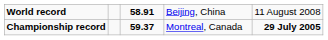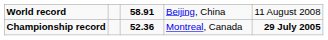(142, 27) 59.37 -> (142, 27) 52.36
